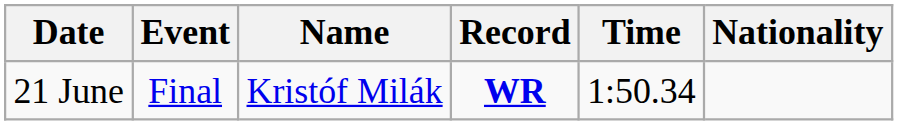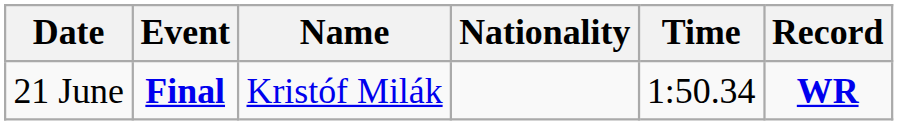columns swapped: (798, 32) <-> (515, 32)
(185, 89) normal -> (185, 89) bold
